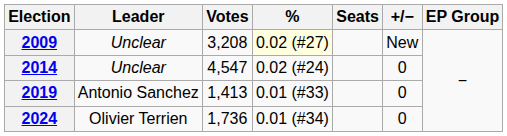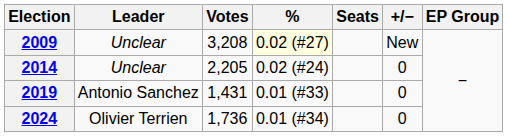(227, 67) 4,547 -> (227, 67) 2,205
(227, 93) 1,413 -> (227, 93) 1,431
